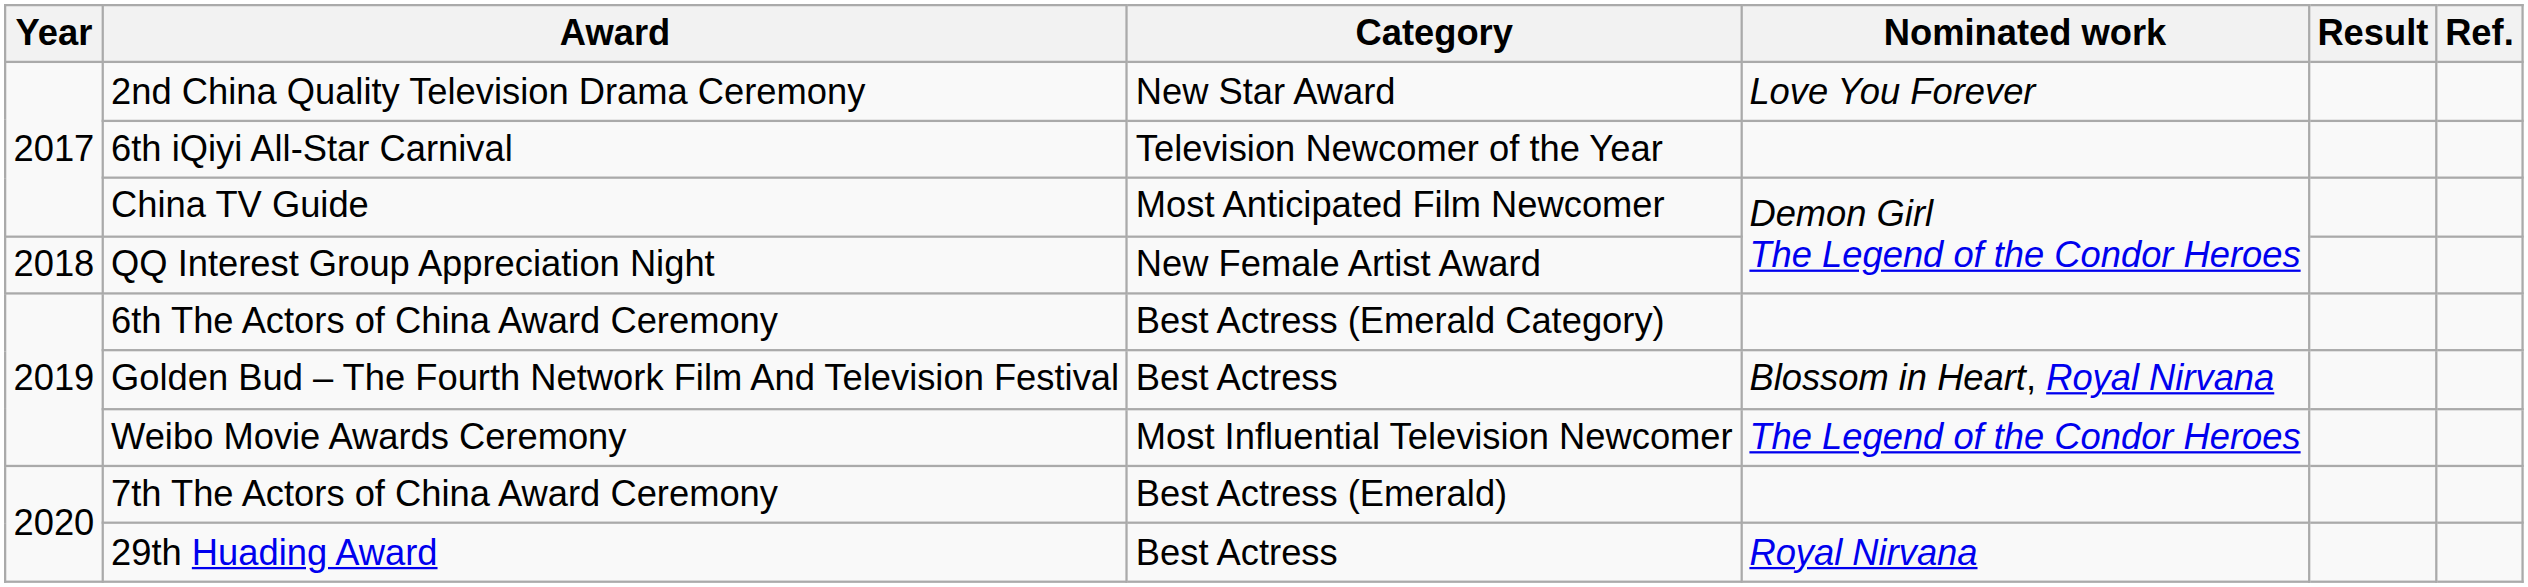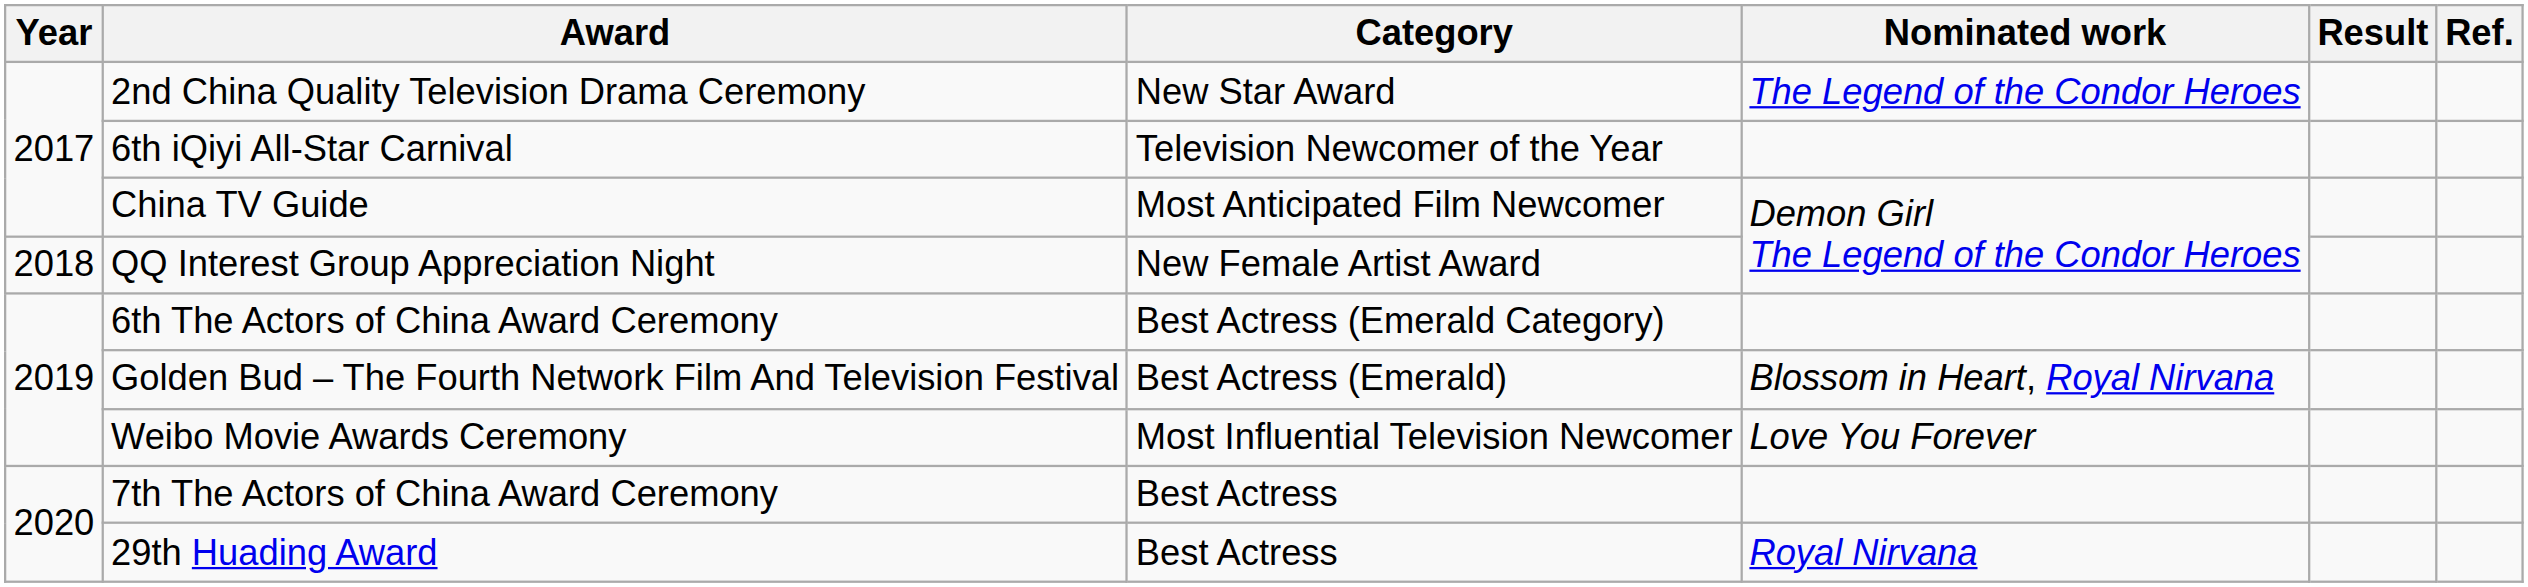(1892, 90) Love You Forever -> (2025, 90) The Legend of the Condor Heroes
(1237, 378) Best Actress -> (1322, 378) Best Actress (Emerald)
(2025, 436) The Legend of the Condor Heroes -> (1892, 436) Love You Forever
(1322, 494) Best Actress (Emerald) -> (1237, 494) Best Actress
